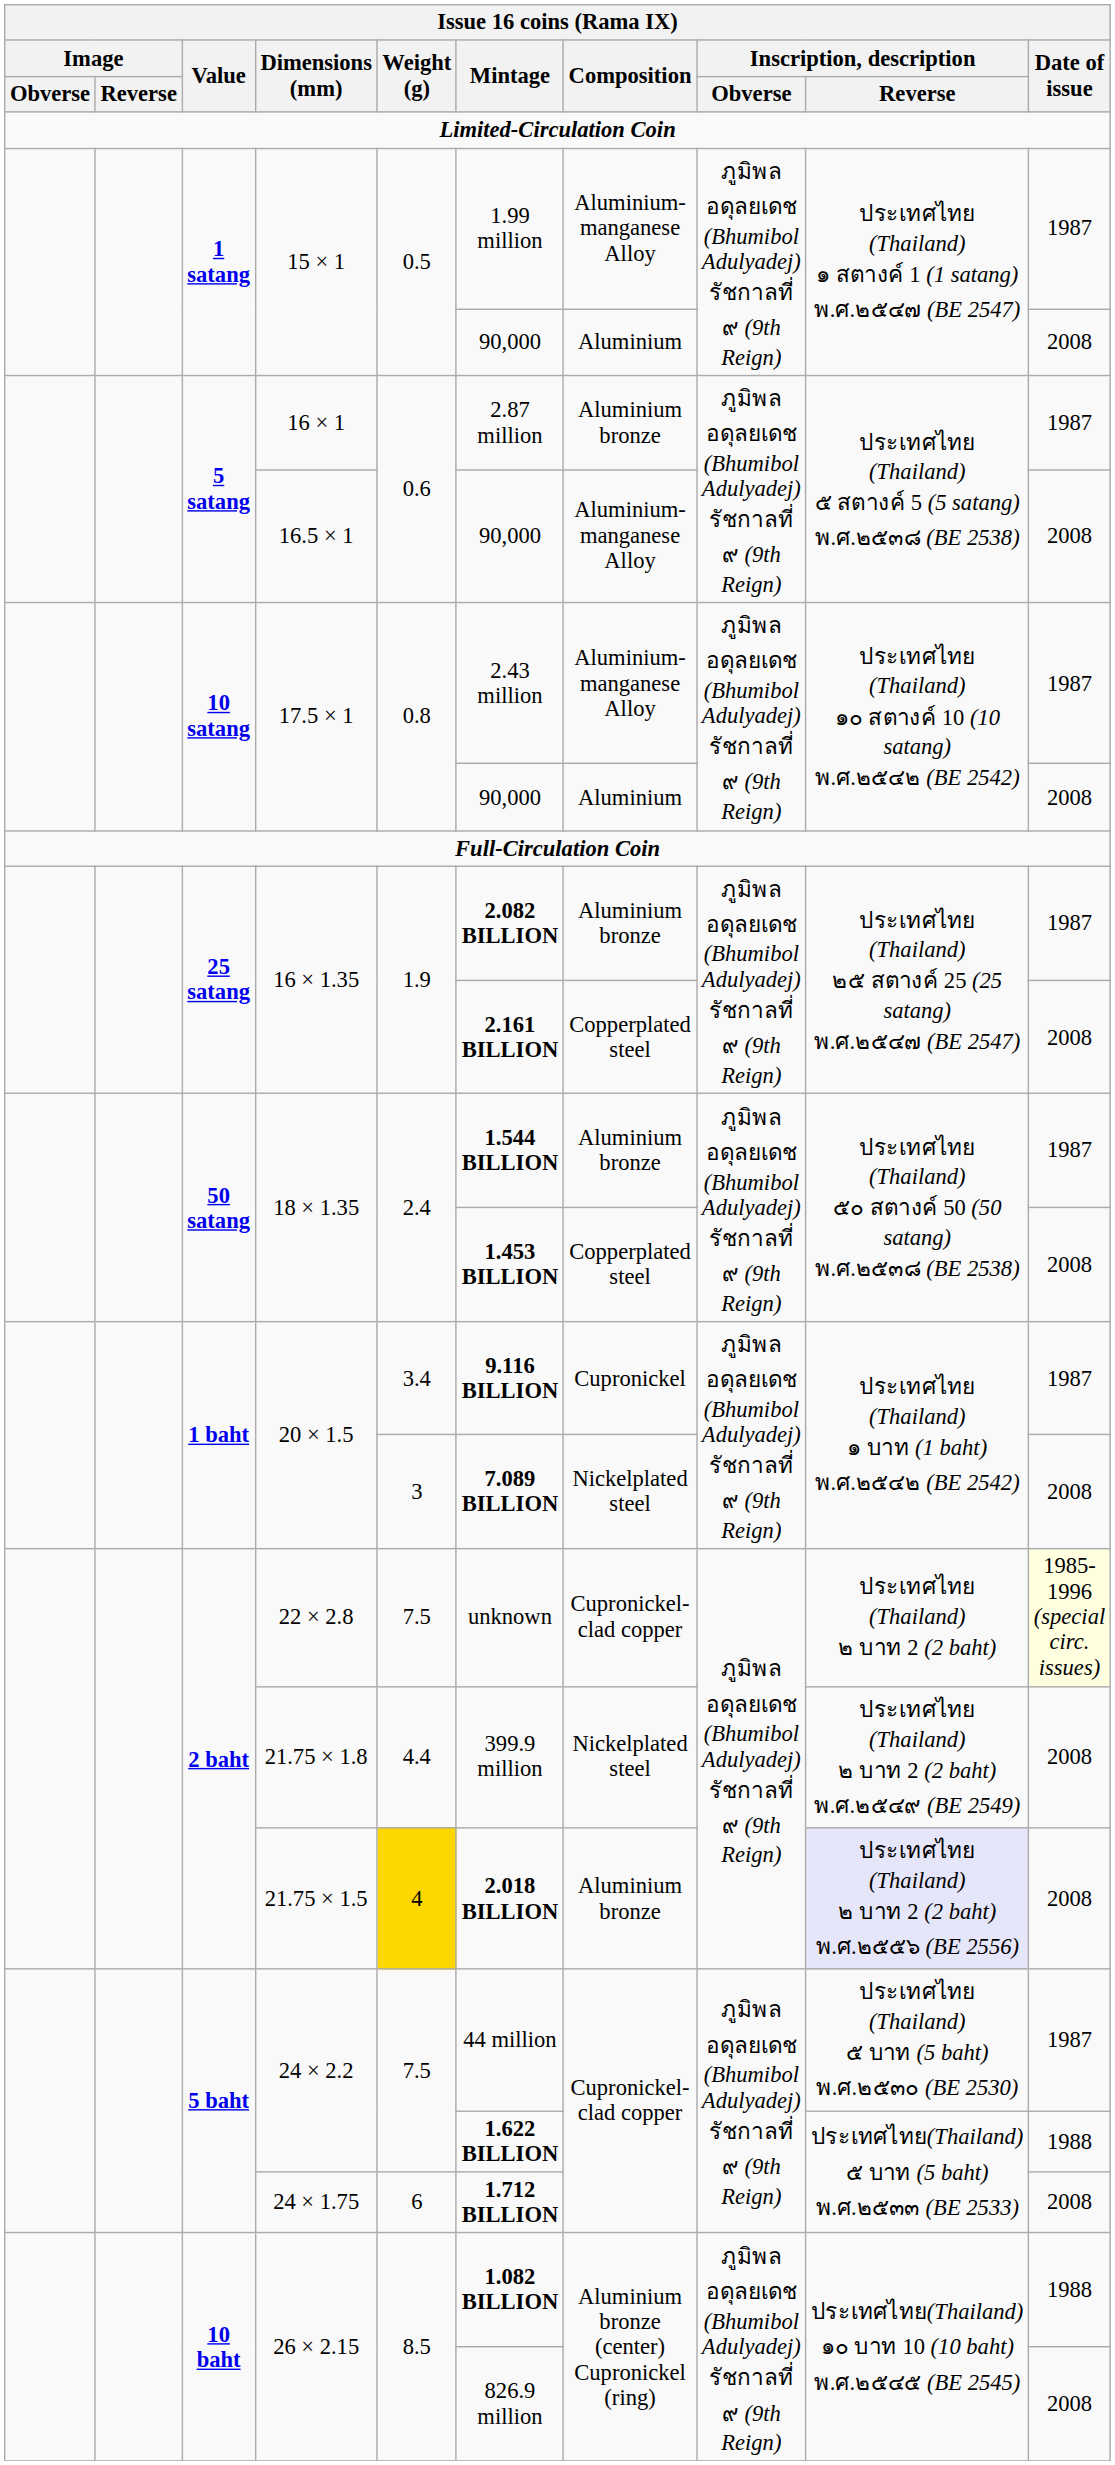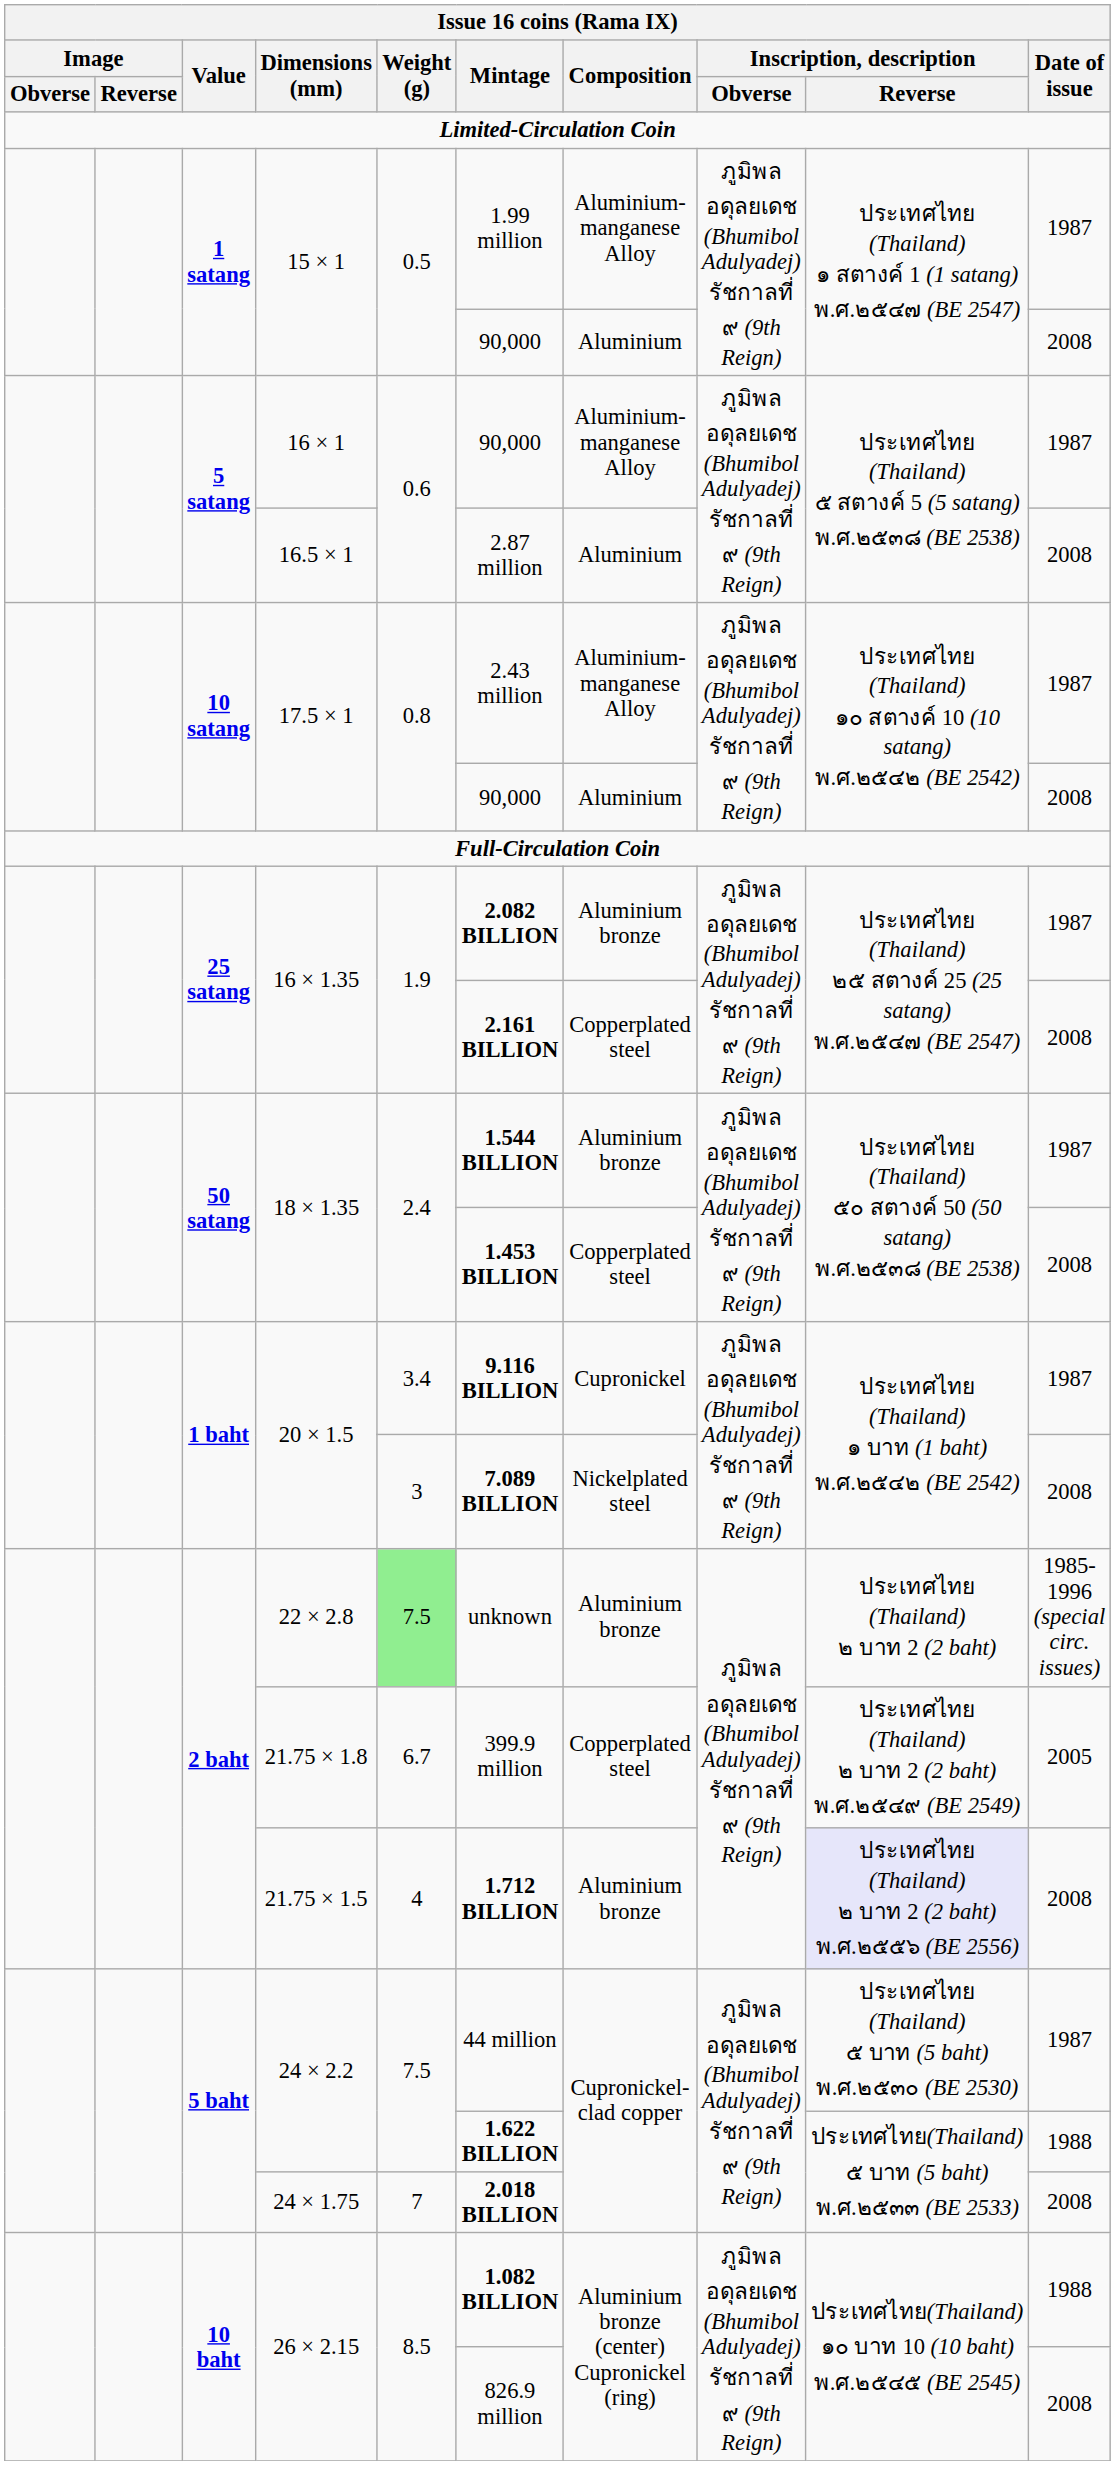(510, 422) 2.87 million -> (510, 441) 90,000
(630, 422) Aluminium bronze -> (630, 441) Aluminium-manganese Alloy
(510, 536) 90,000 -> (510, 555) 2.87 million
(630, 536) Aluminium-manganese Alloy -> (630, 555) Aluminium
(417, 1617) no background -> (417, 1617) lightgreen background
(630, 1617) Cupronickel-clad copper -> (630, 1617) Aluminium bronze
(1069, 1617) lightyellow background -> (1069, 1617) no background
(417, 1756) 4.4 -> (417, 1756) 6.7
(630, 1756) Nickelplated steel -> (630, 1756) Copperplated steel
(1069, 1756) 2008 -> (1069, 1756) 2005
(417, 1898) gold background -> (417, 1898) no background
(510, 1898) 2.018 BILLION -> (510, 1898) 1.712 BILLION
(417, 2202) 6 -> (417, 2202) 7
(510, 2202) 1.712 BILLION -> (510, 2202) 2.018 BILLION
